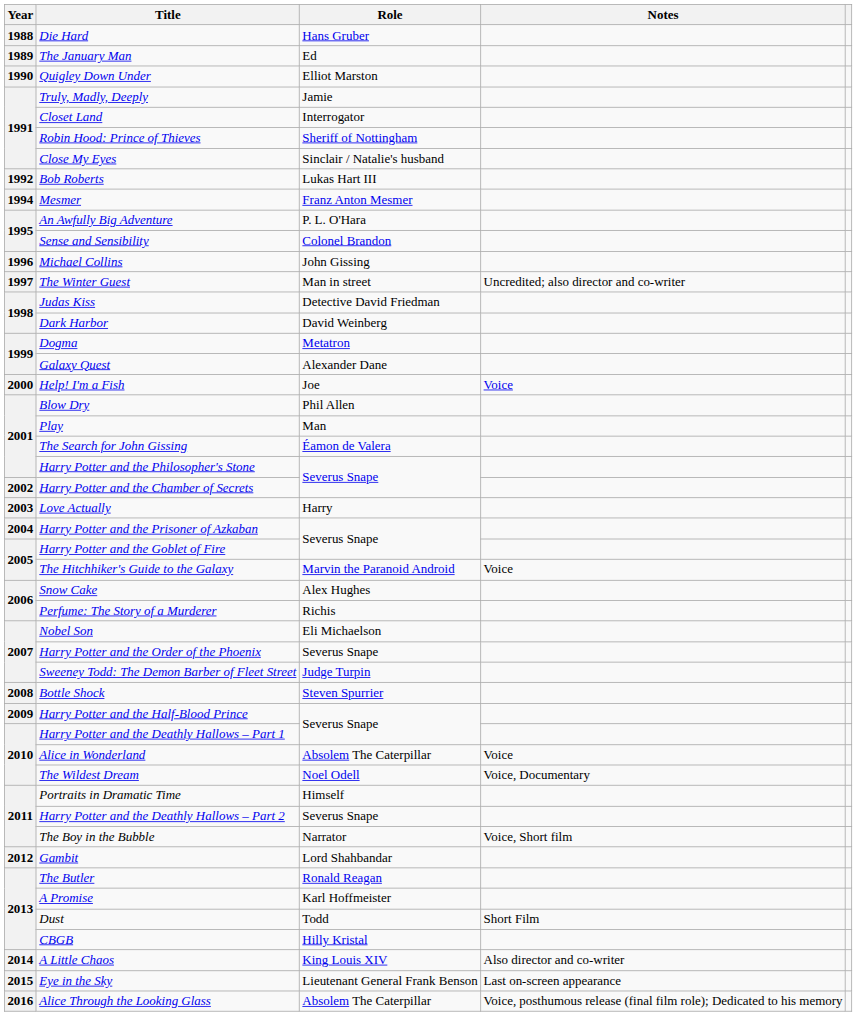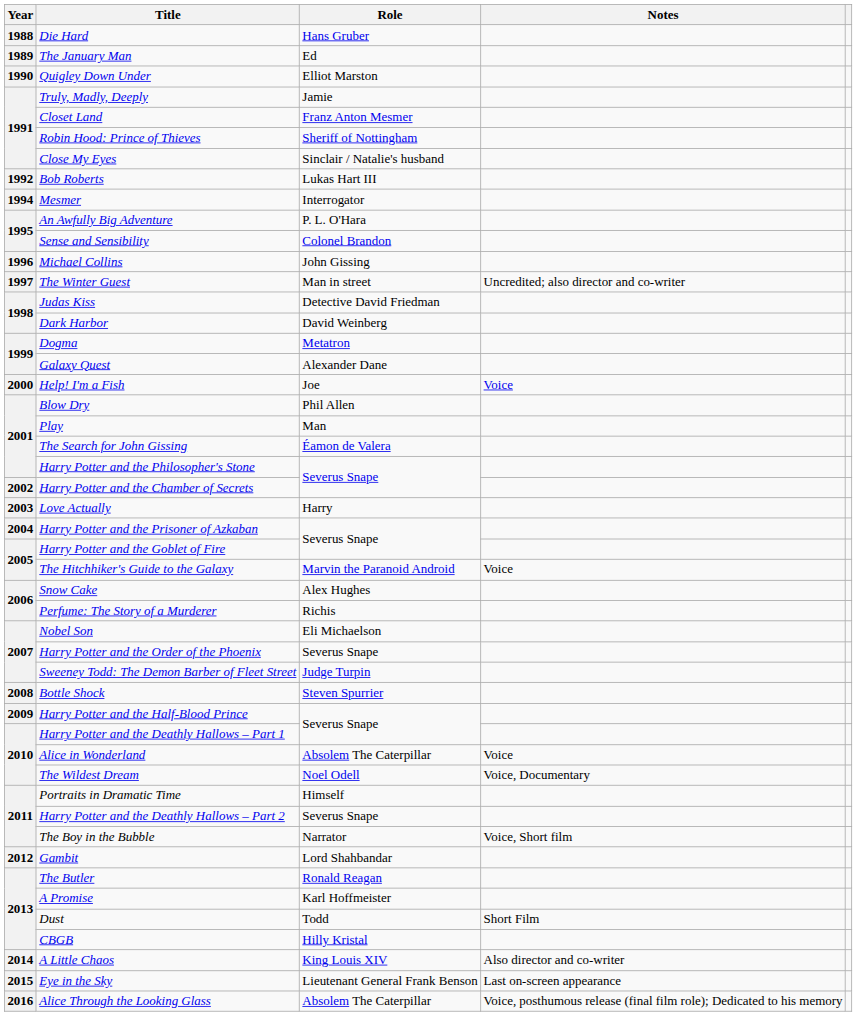(333, 117) Interrogator -> (357, 117) Franz Anton Mesmer
(357, 199) Franz Anton Mesmer -> (333, 199) Interrogator
